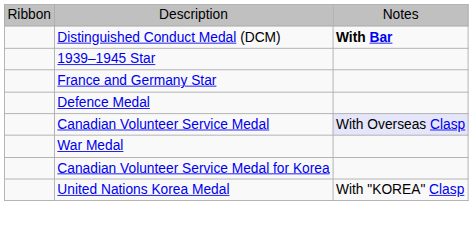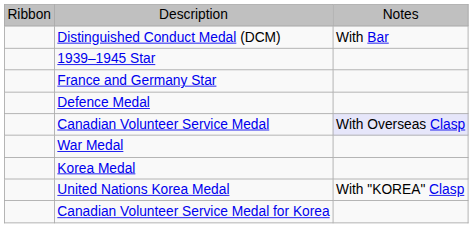(364, 37) bold -> (362, 37) normal
+ row: (96, 168)
rows swapped: (194, 168) <-> (143, 189)
